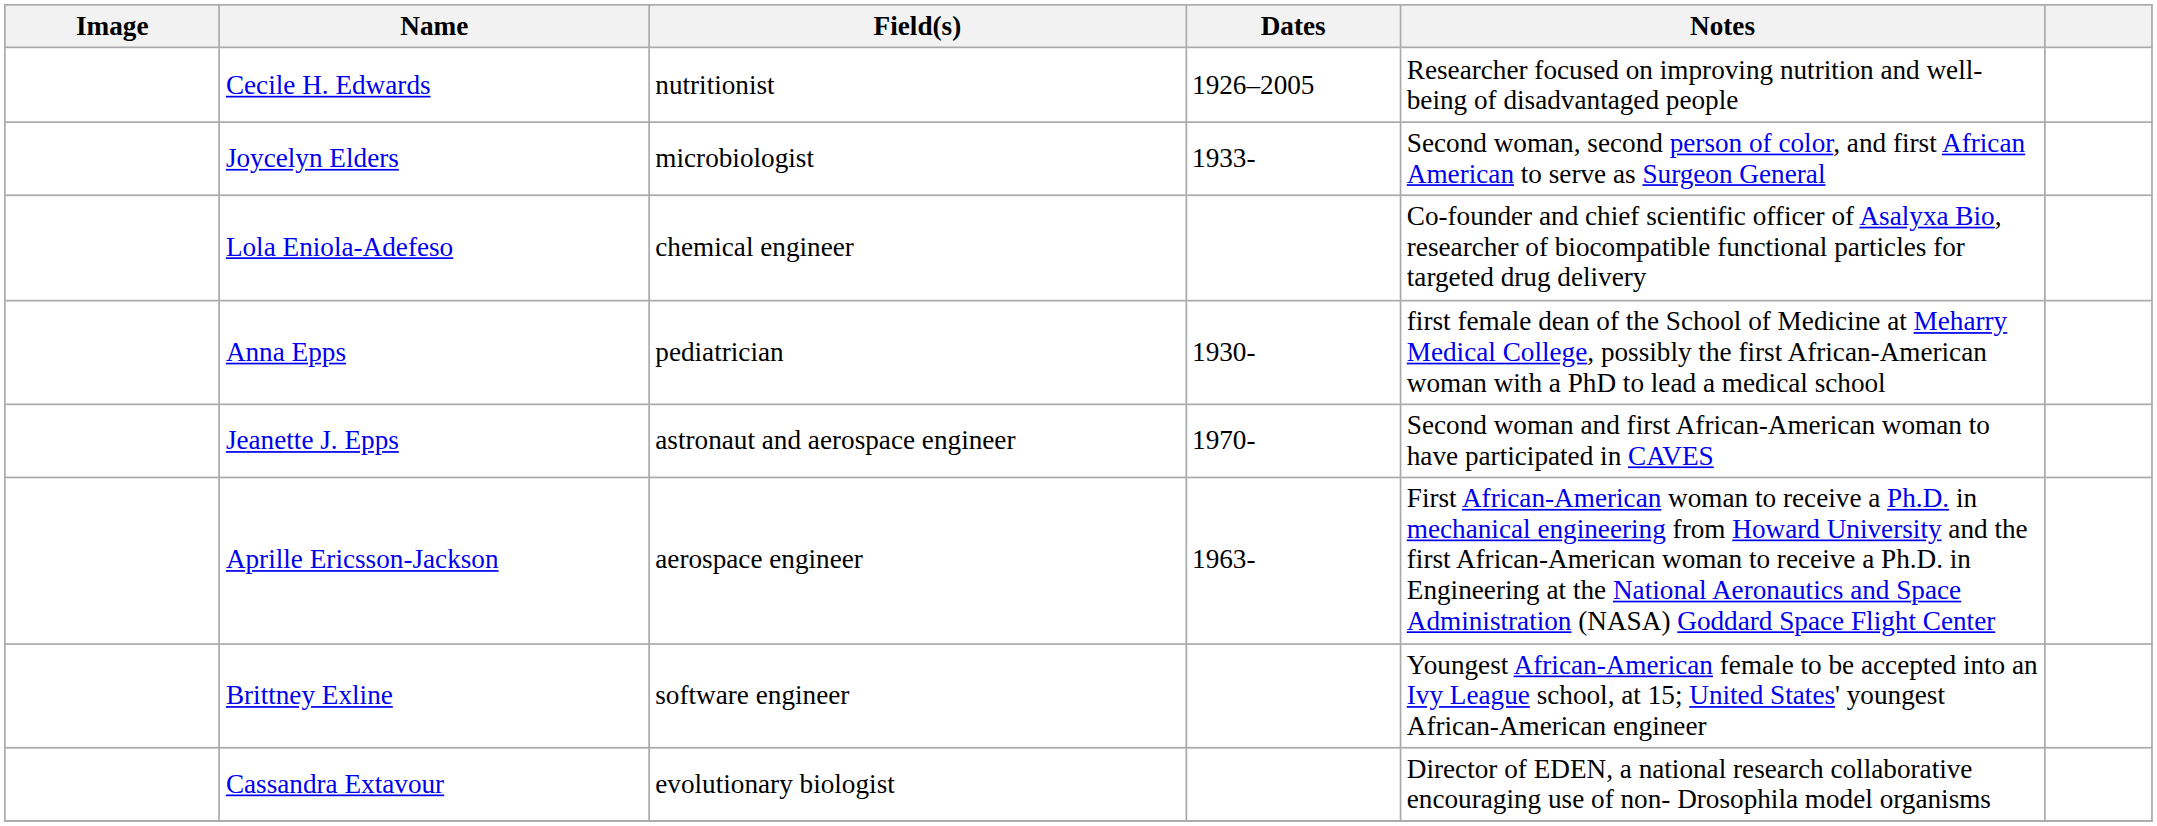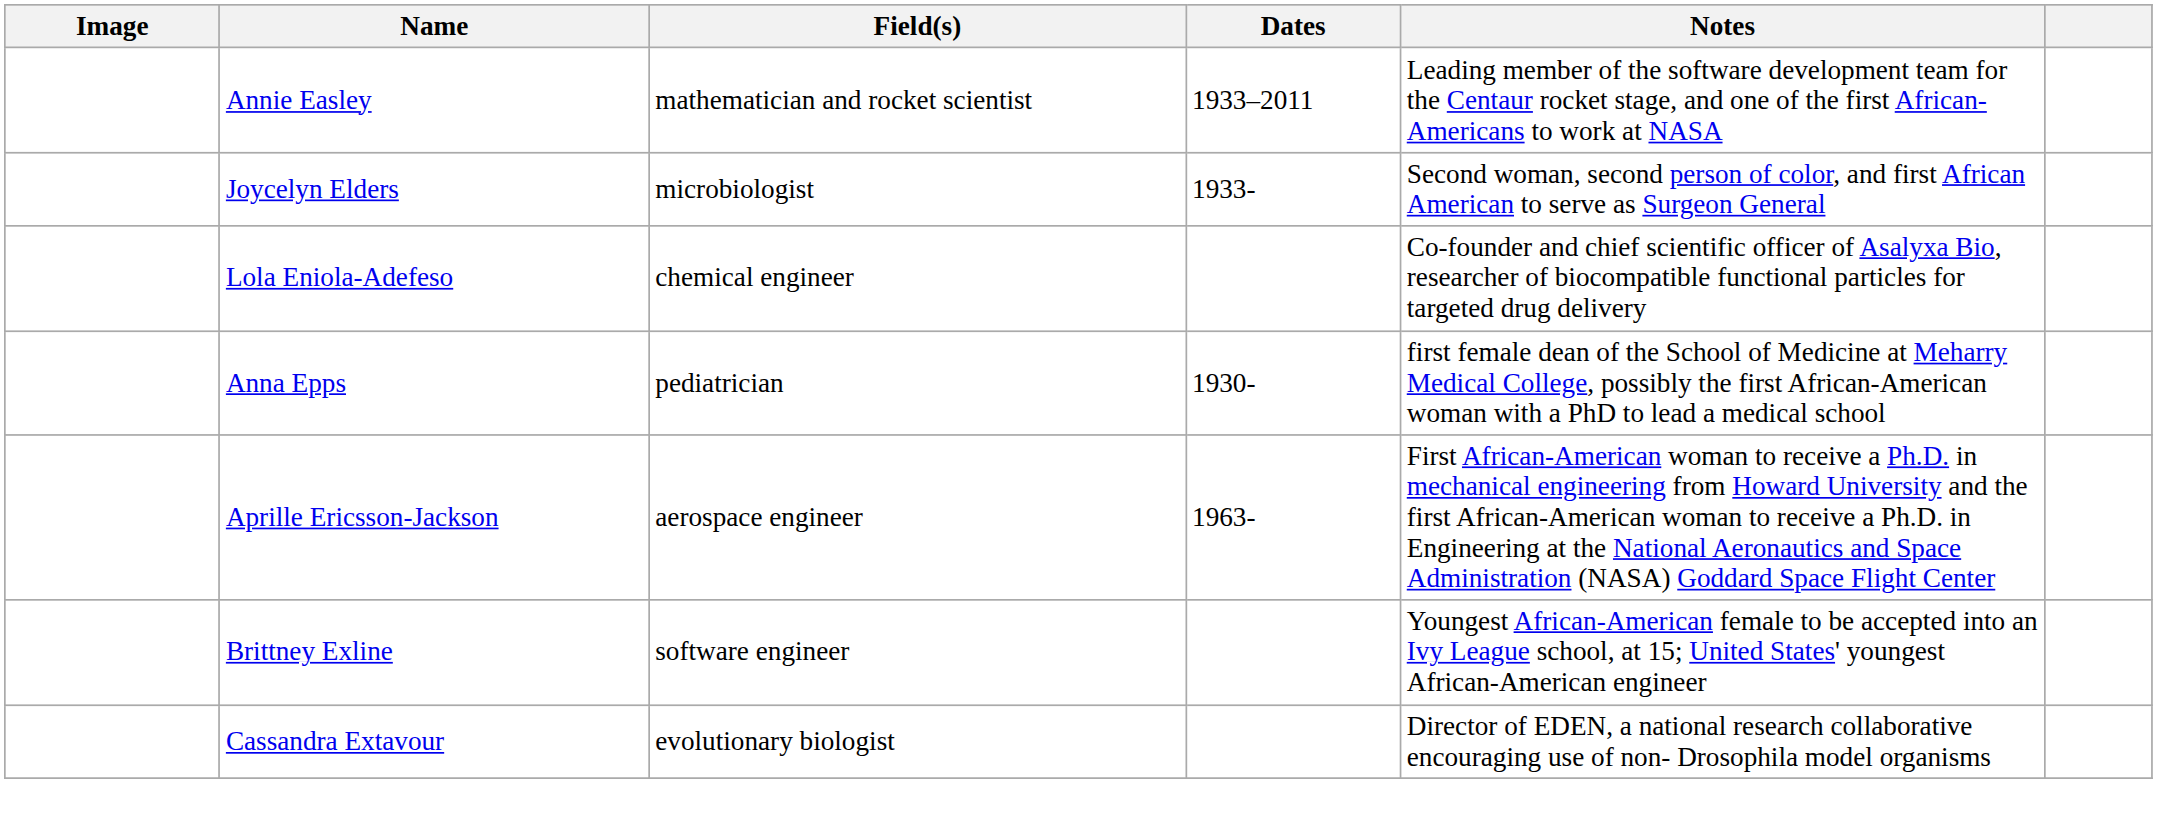+ row: (299, 99)
- row: (328, 84)
- row: (312, 440)
